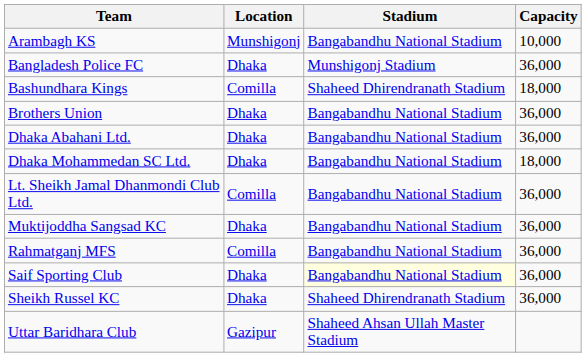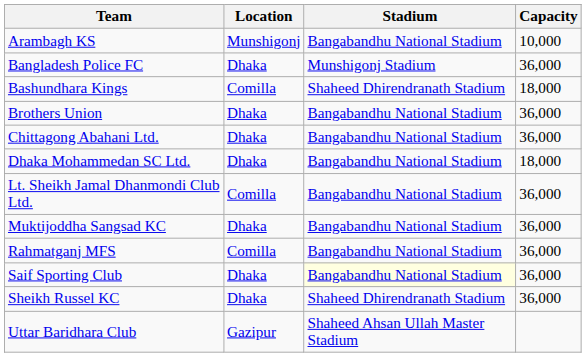+ row: (83, 137)
- row: (69, 137)
